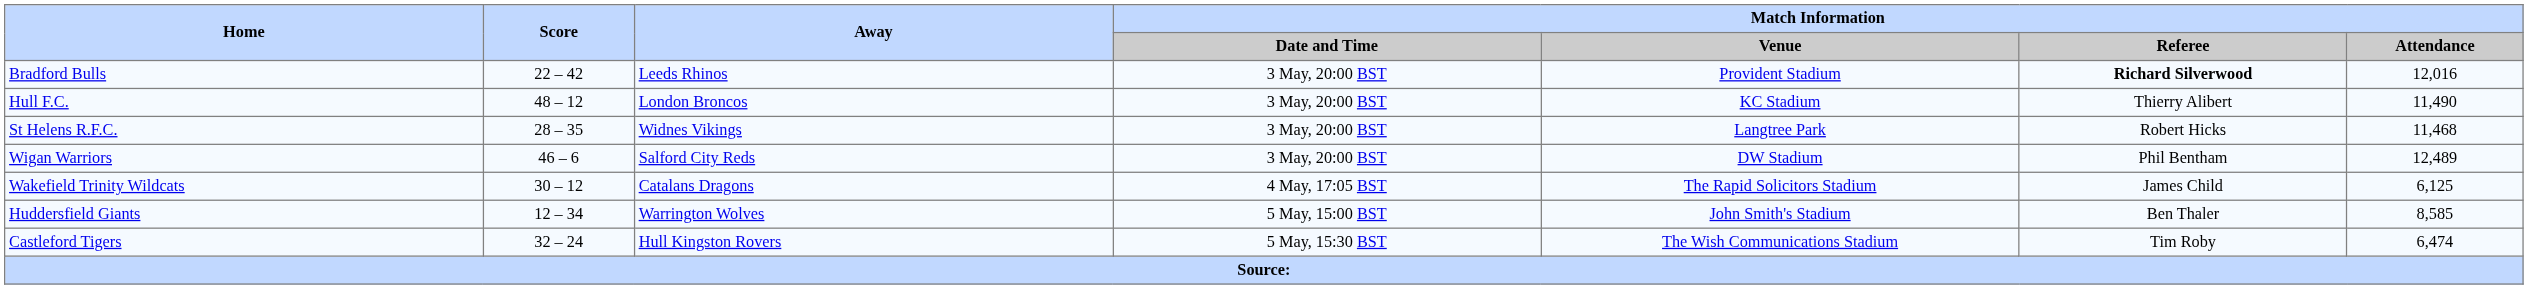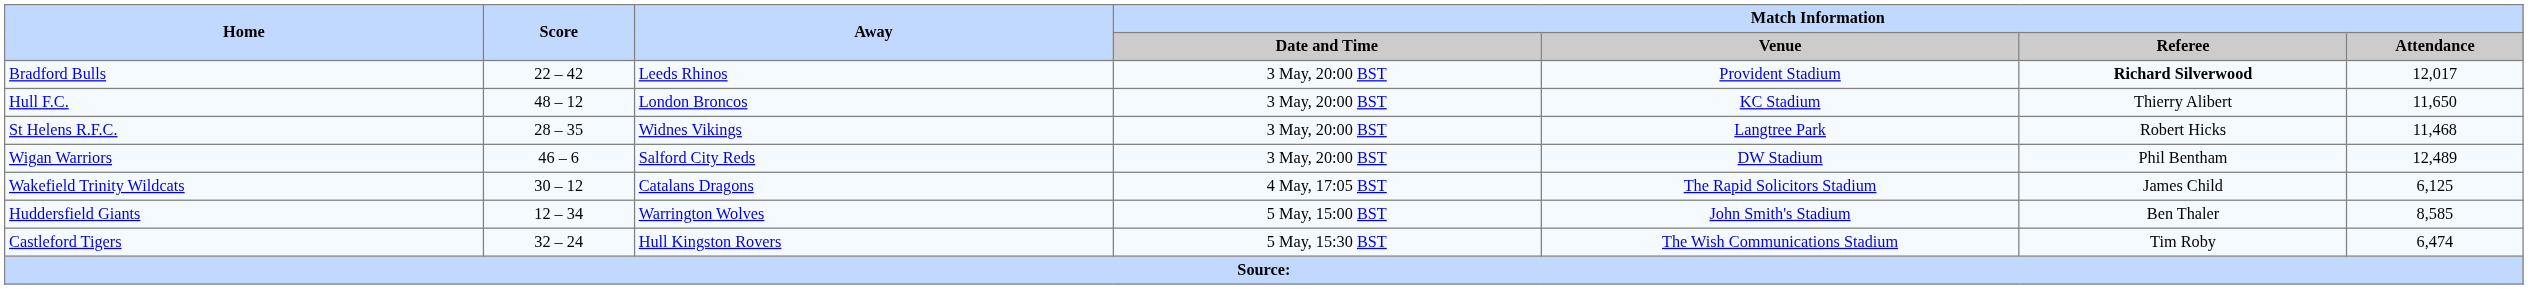(2435, 74) 12,016 -> (2435, 74) 12,017
(2435, 102) 11,490 -> (2435, 102) 11,650
